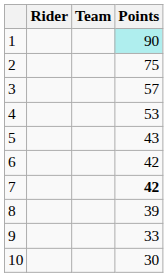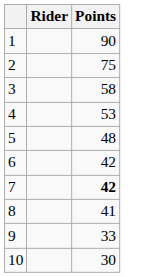- column: (93, 16)
(152, 41) paleturquoise background -> (108, 41) no background
(152, 89) 57 -> (108, 89) 58
(152, 138) 43 -> (108, 138) 48
(152, 211) 39 -> (108, 211) 41
